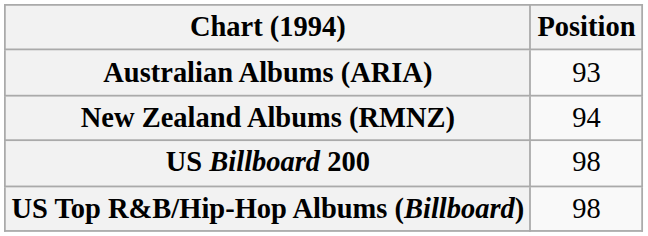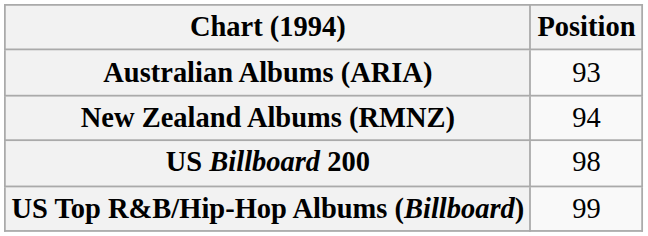(586, 207) 98 -> (586, 207) 99
